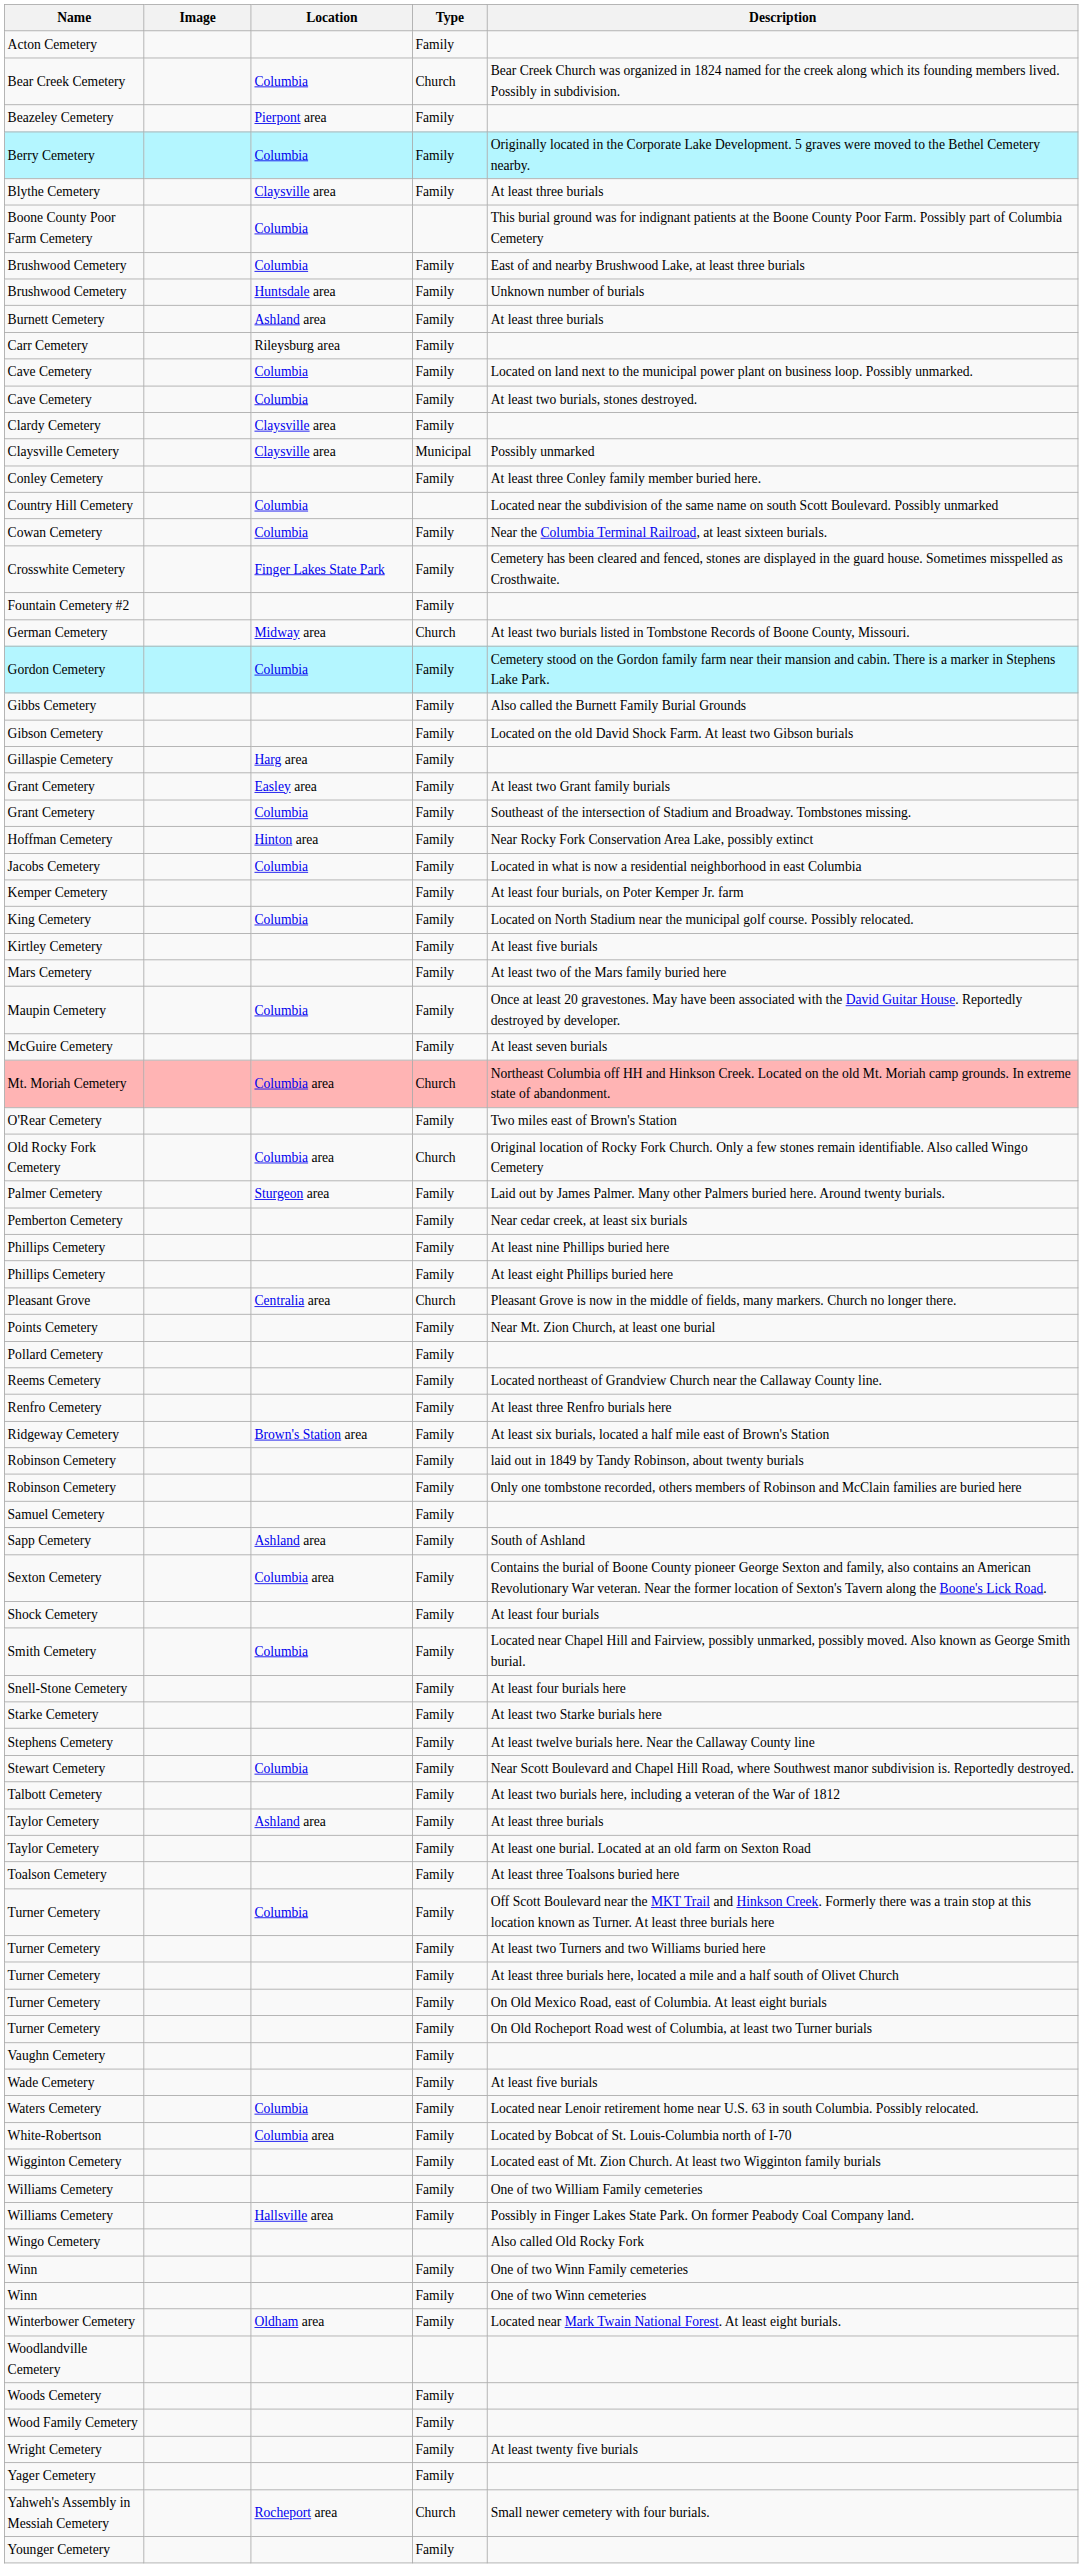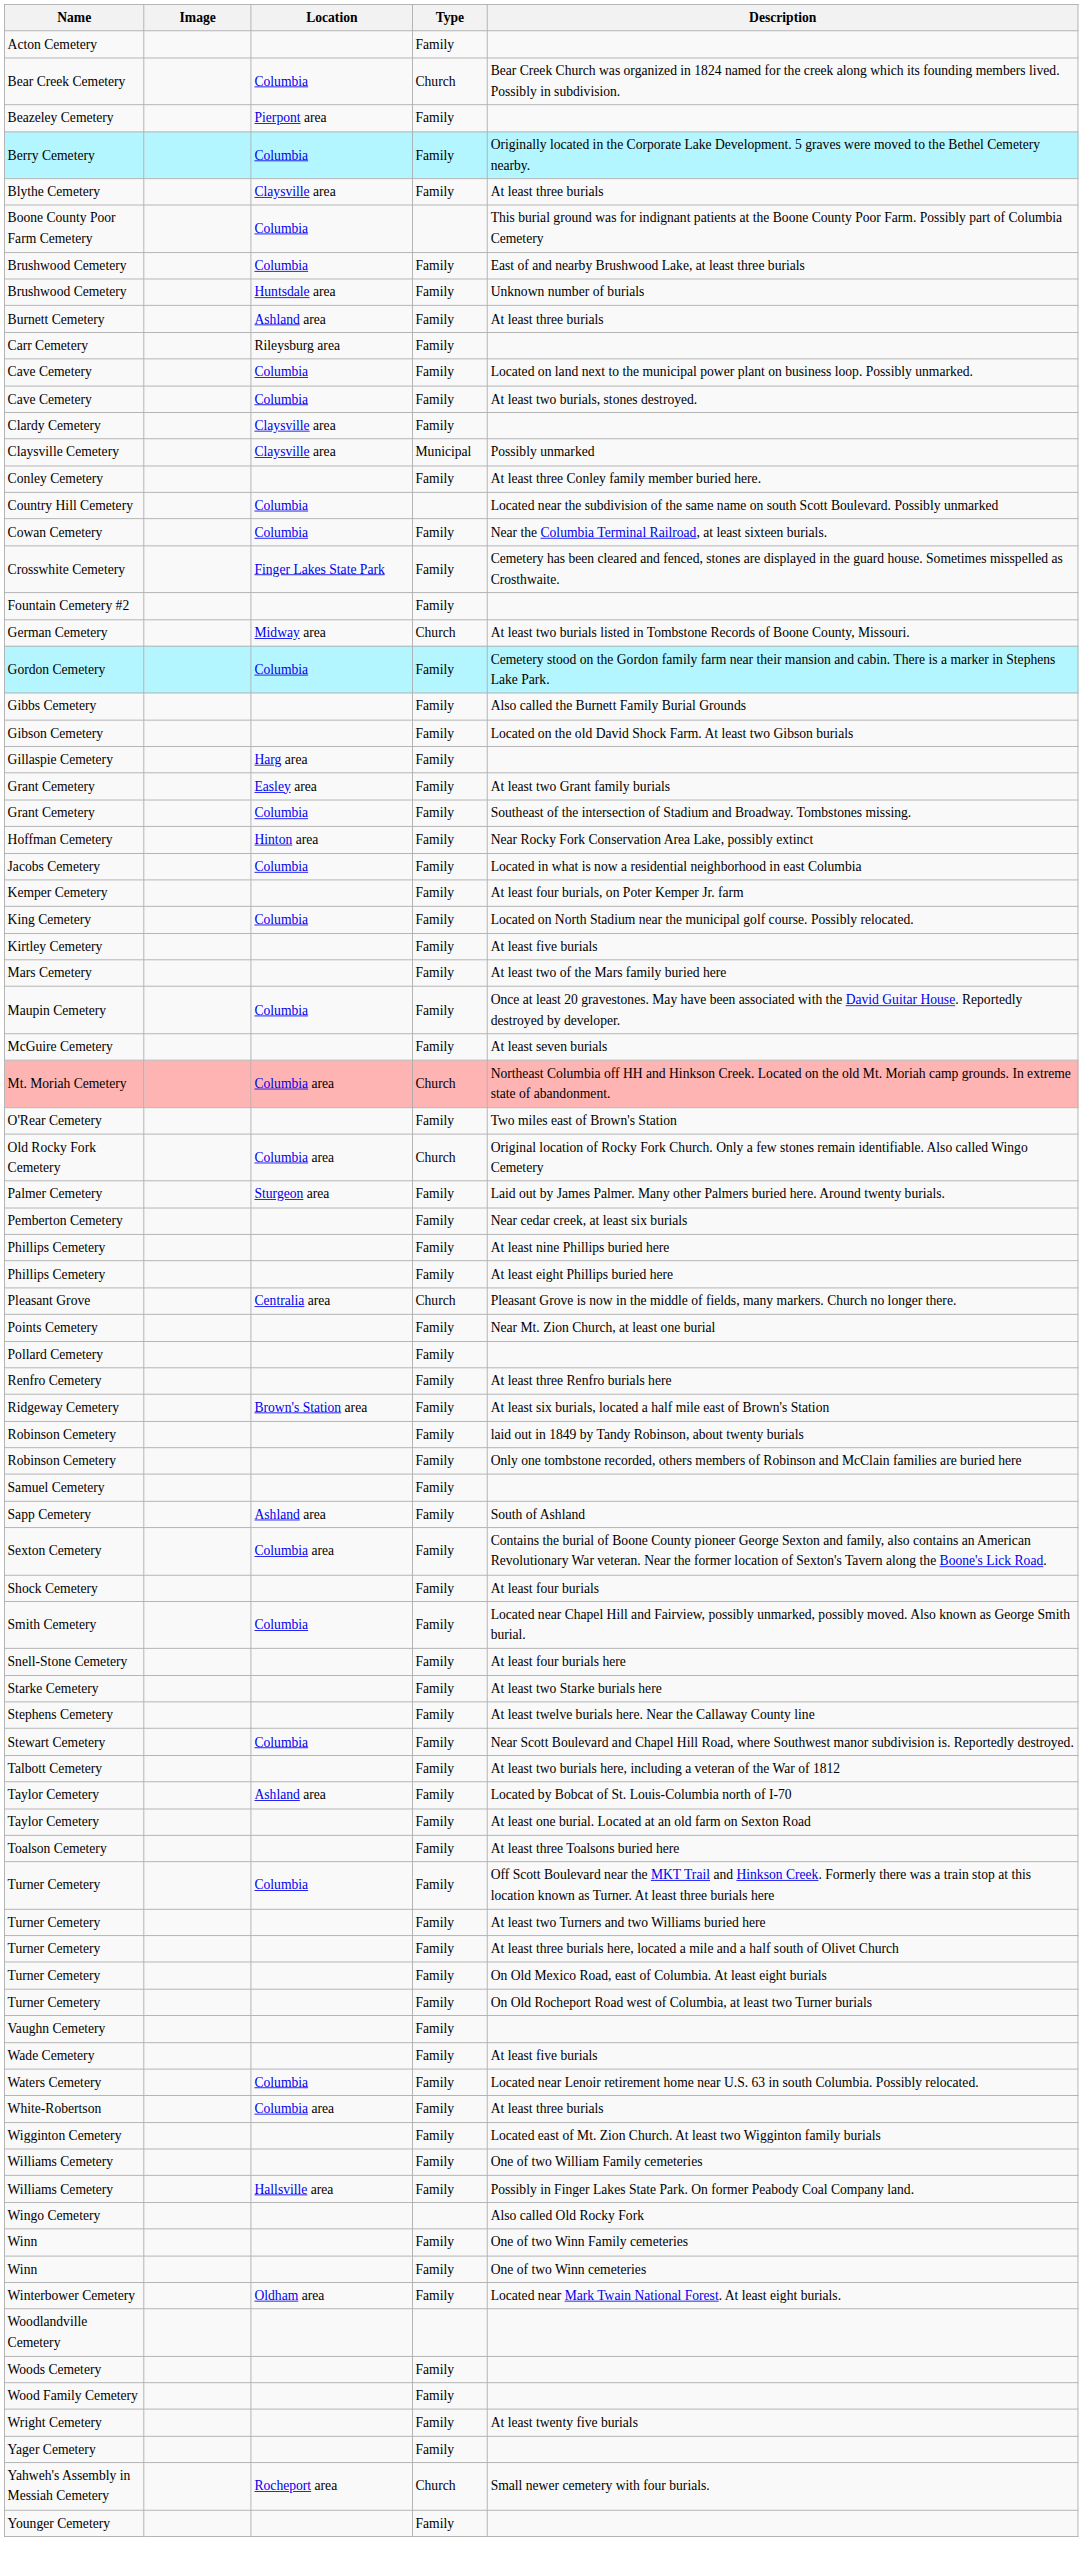- row: (54, 1381)
(547, 1821) At least three burials -> (641, 1795) Located by Bobcat of St. Louis-Columbia north of I-70
(641, 2135) Located by Bobcat of St. Louis-Columbia north of I-70 -> (547, 2109) At least three burials
